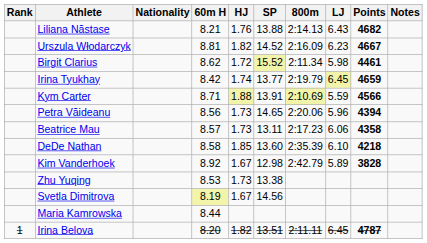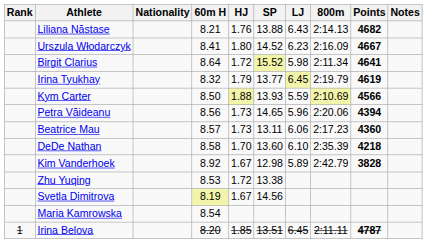columns swapped: (338, 12) <-> (305, 12)
(210, 46) 8.81 -> (210, 46) 8.41
(241, 46) 1.82 -> (241, 46) 1.80
(210, 63) 8.62 -> (210, 63) 8.64
(369, 63) 4461 -> (369, 63) 4641
(210, 79) 8.42 -> (210, 79) 8.32
(241, 79) 1.74 -> (241, 79) 1.79
(369, 79) 4659 -> (369, 79) 4619
(210, 96) 8.71 -> (210, 96) 8.50
(270, 96) 13.91 -> (270, 96) 13.93
(369, 130) 4358 -> (369, 130) 4360
(241, 146) 1.85 -> (241, 146) 1.70
(241, 180) 1.73 -> (241, 180) 1.72
(210, 213) 8.44 -> (210, 213) 8.54
(241, 230) 1.82 -> (241, 230) 1.85
